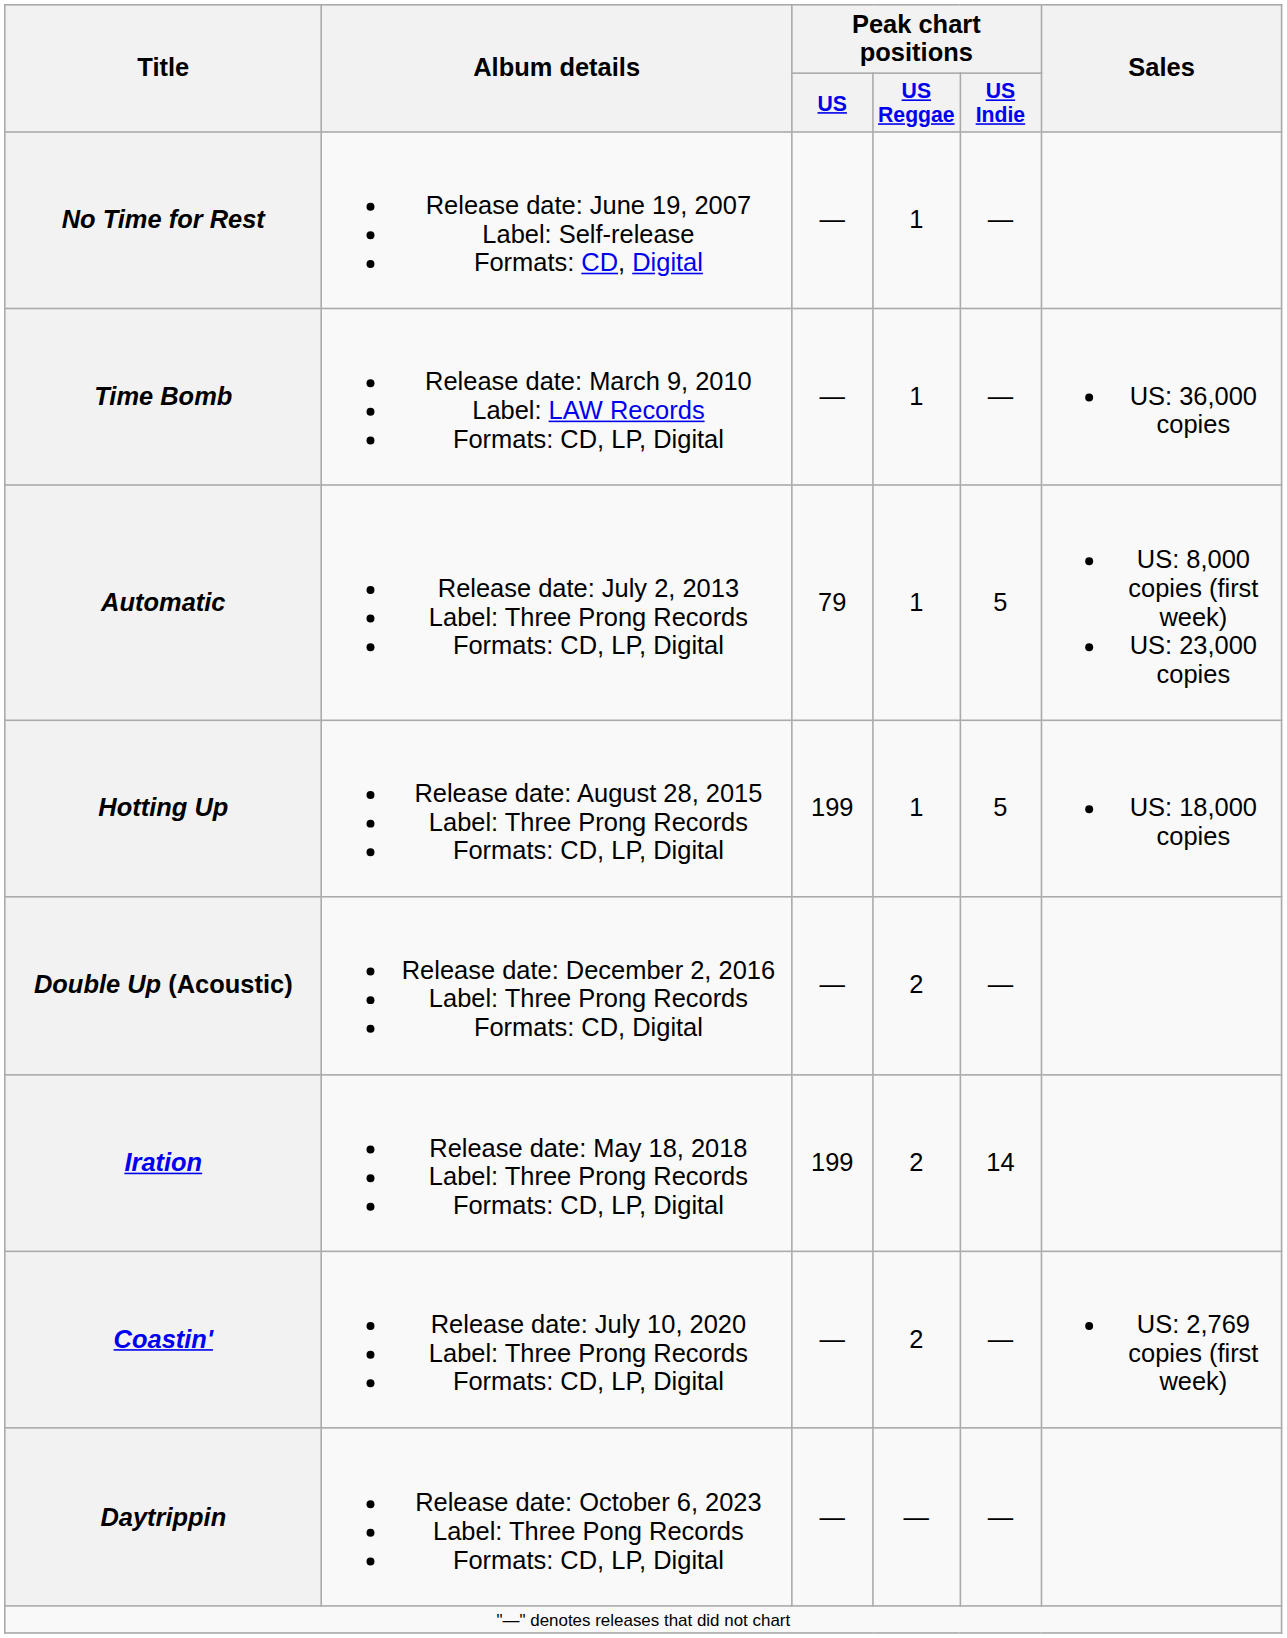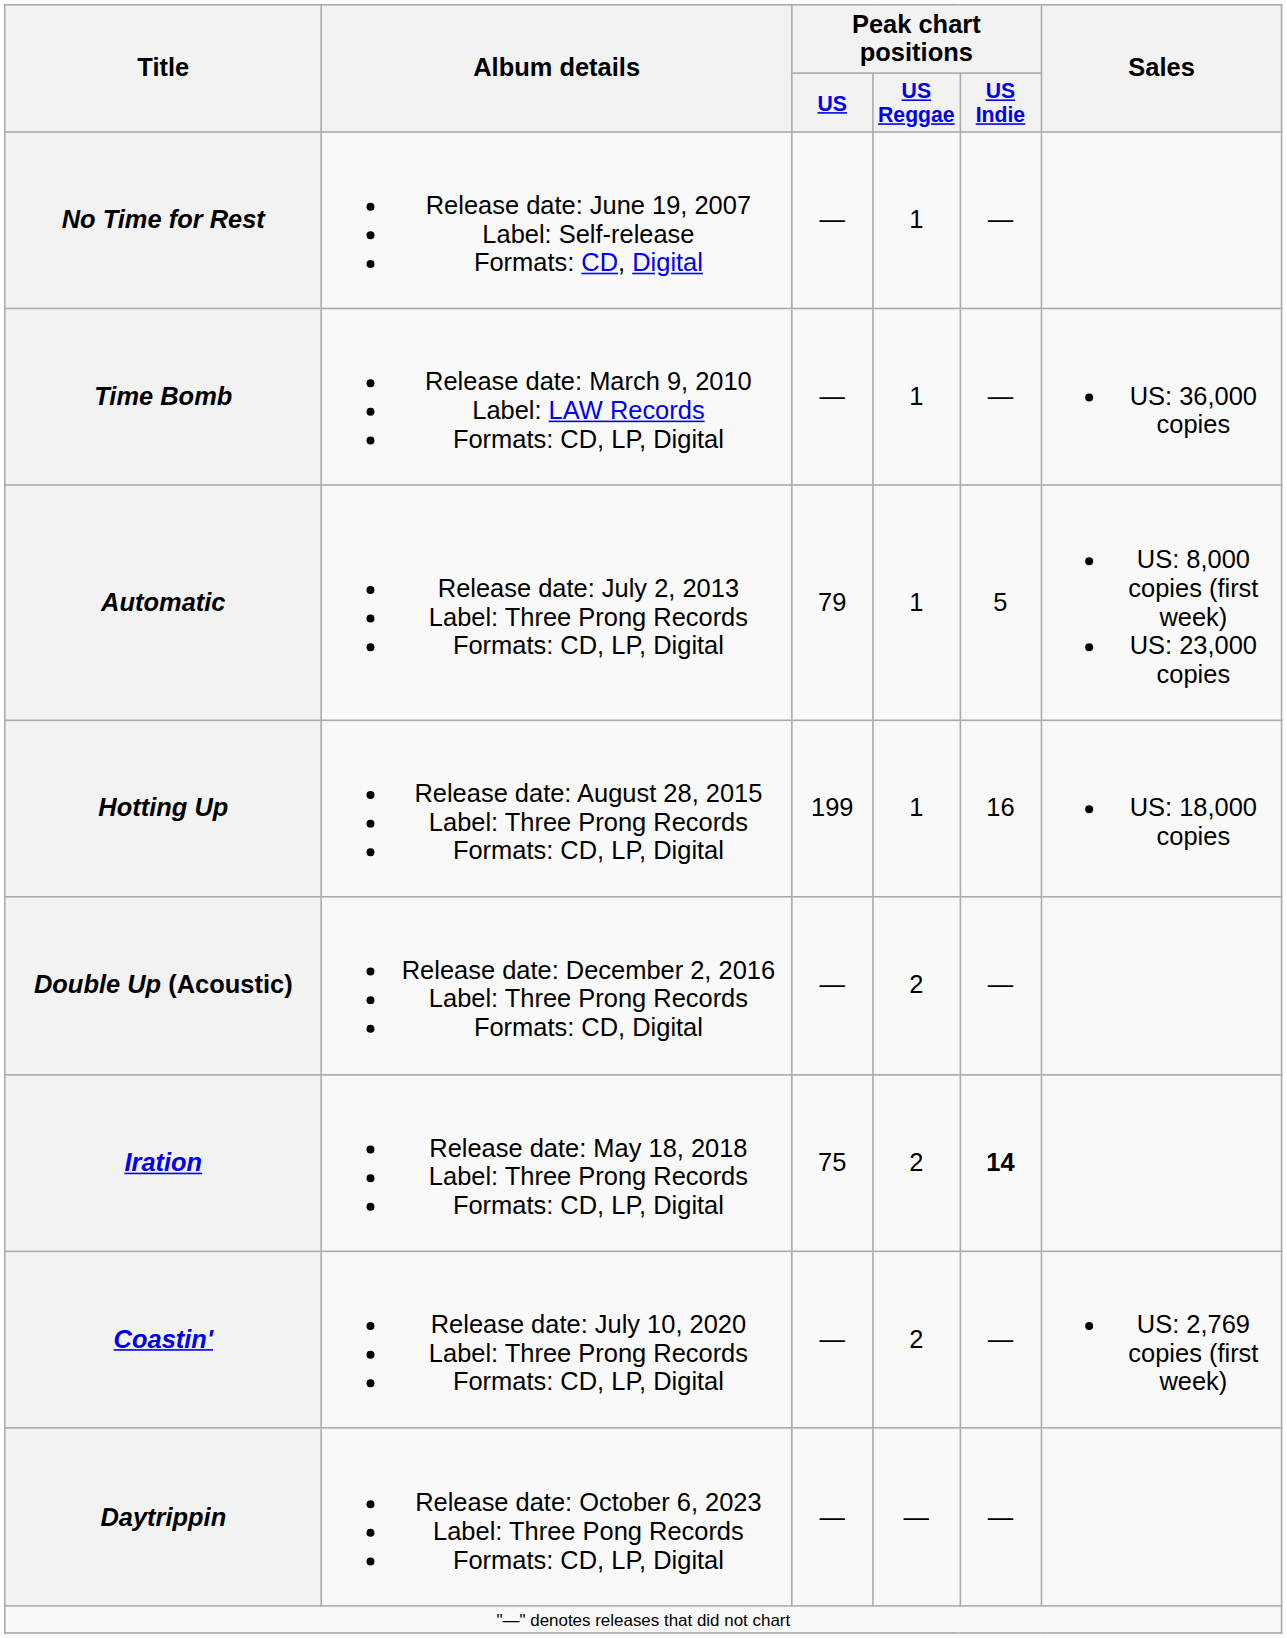(1000, 808) 5 -> (1000, 808) 16
(832, 1162) 199 -> (832, 1162) 75
(1000, 1162) normal -> (1000, 1162) bold
